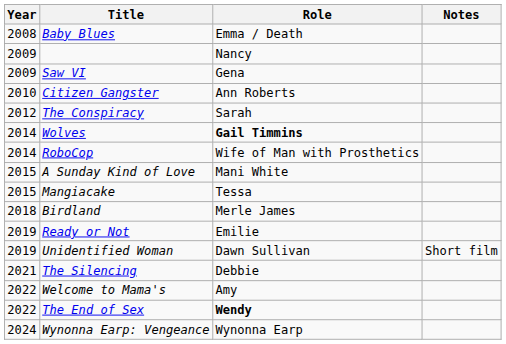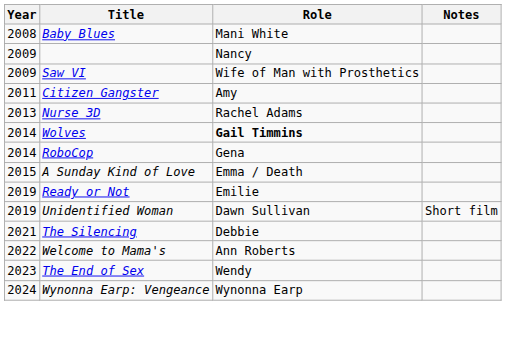(259, 34) Emma / Death -> (252, 34) Mani White
(230, 73) Gena -> (317, 73) Wife of Man with Prosthetics
(22, 93) 2010 -> (22, 93) 2011
(255, 93) Ann Roberts -> (226, 93) Amy
- row: (93, 113)
+ row: (71, 113)
(317, 152) Wife of Man with Prosthetics -> (230, 152) Gena
(252, 172) Mani White -> (259, 172) Emma / Death
- row: (79, 192)
- row: (71, 211)
(226, 290) Amy -> (255, 251) Ann Roberts
(22, 310) 2022 -> (22, 270) 2023
(234, 310) bold -> (234, 270) normal
